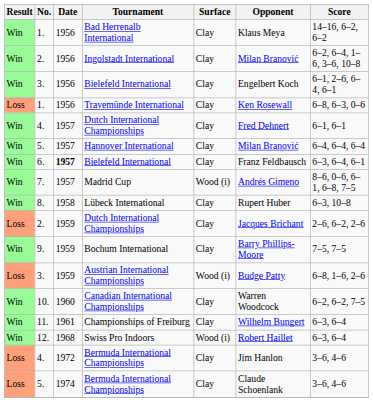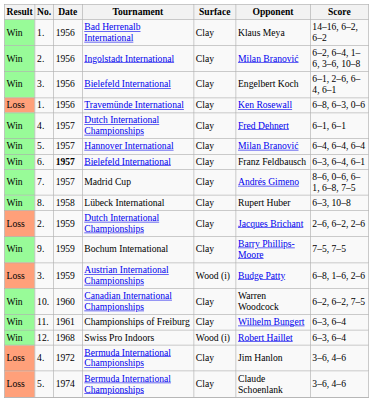(213, 182) Wood (i) -> (205, 182) Clay
